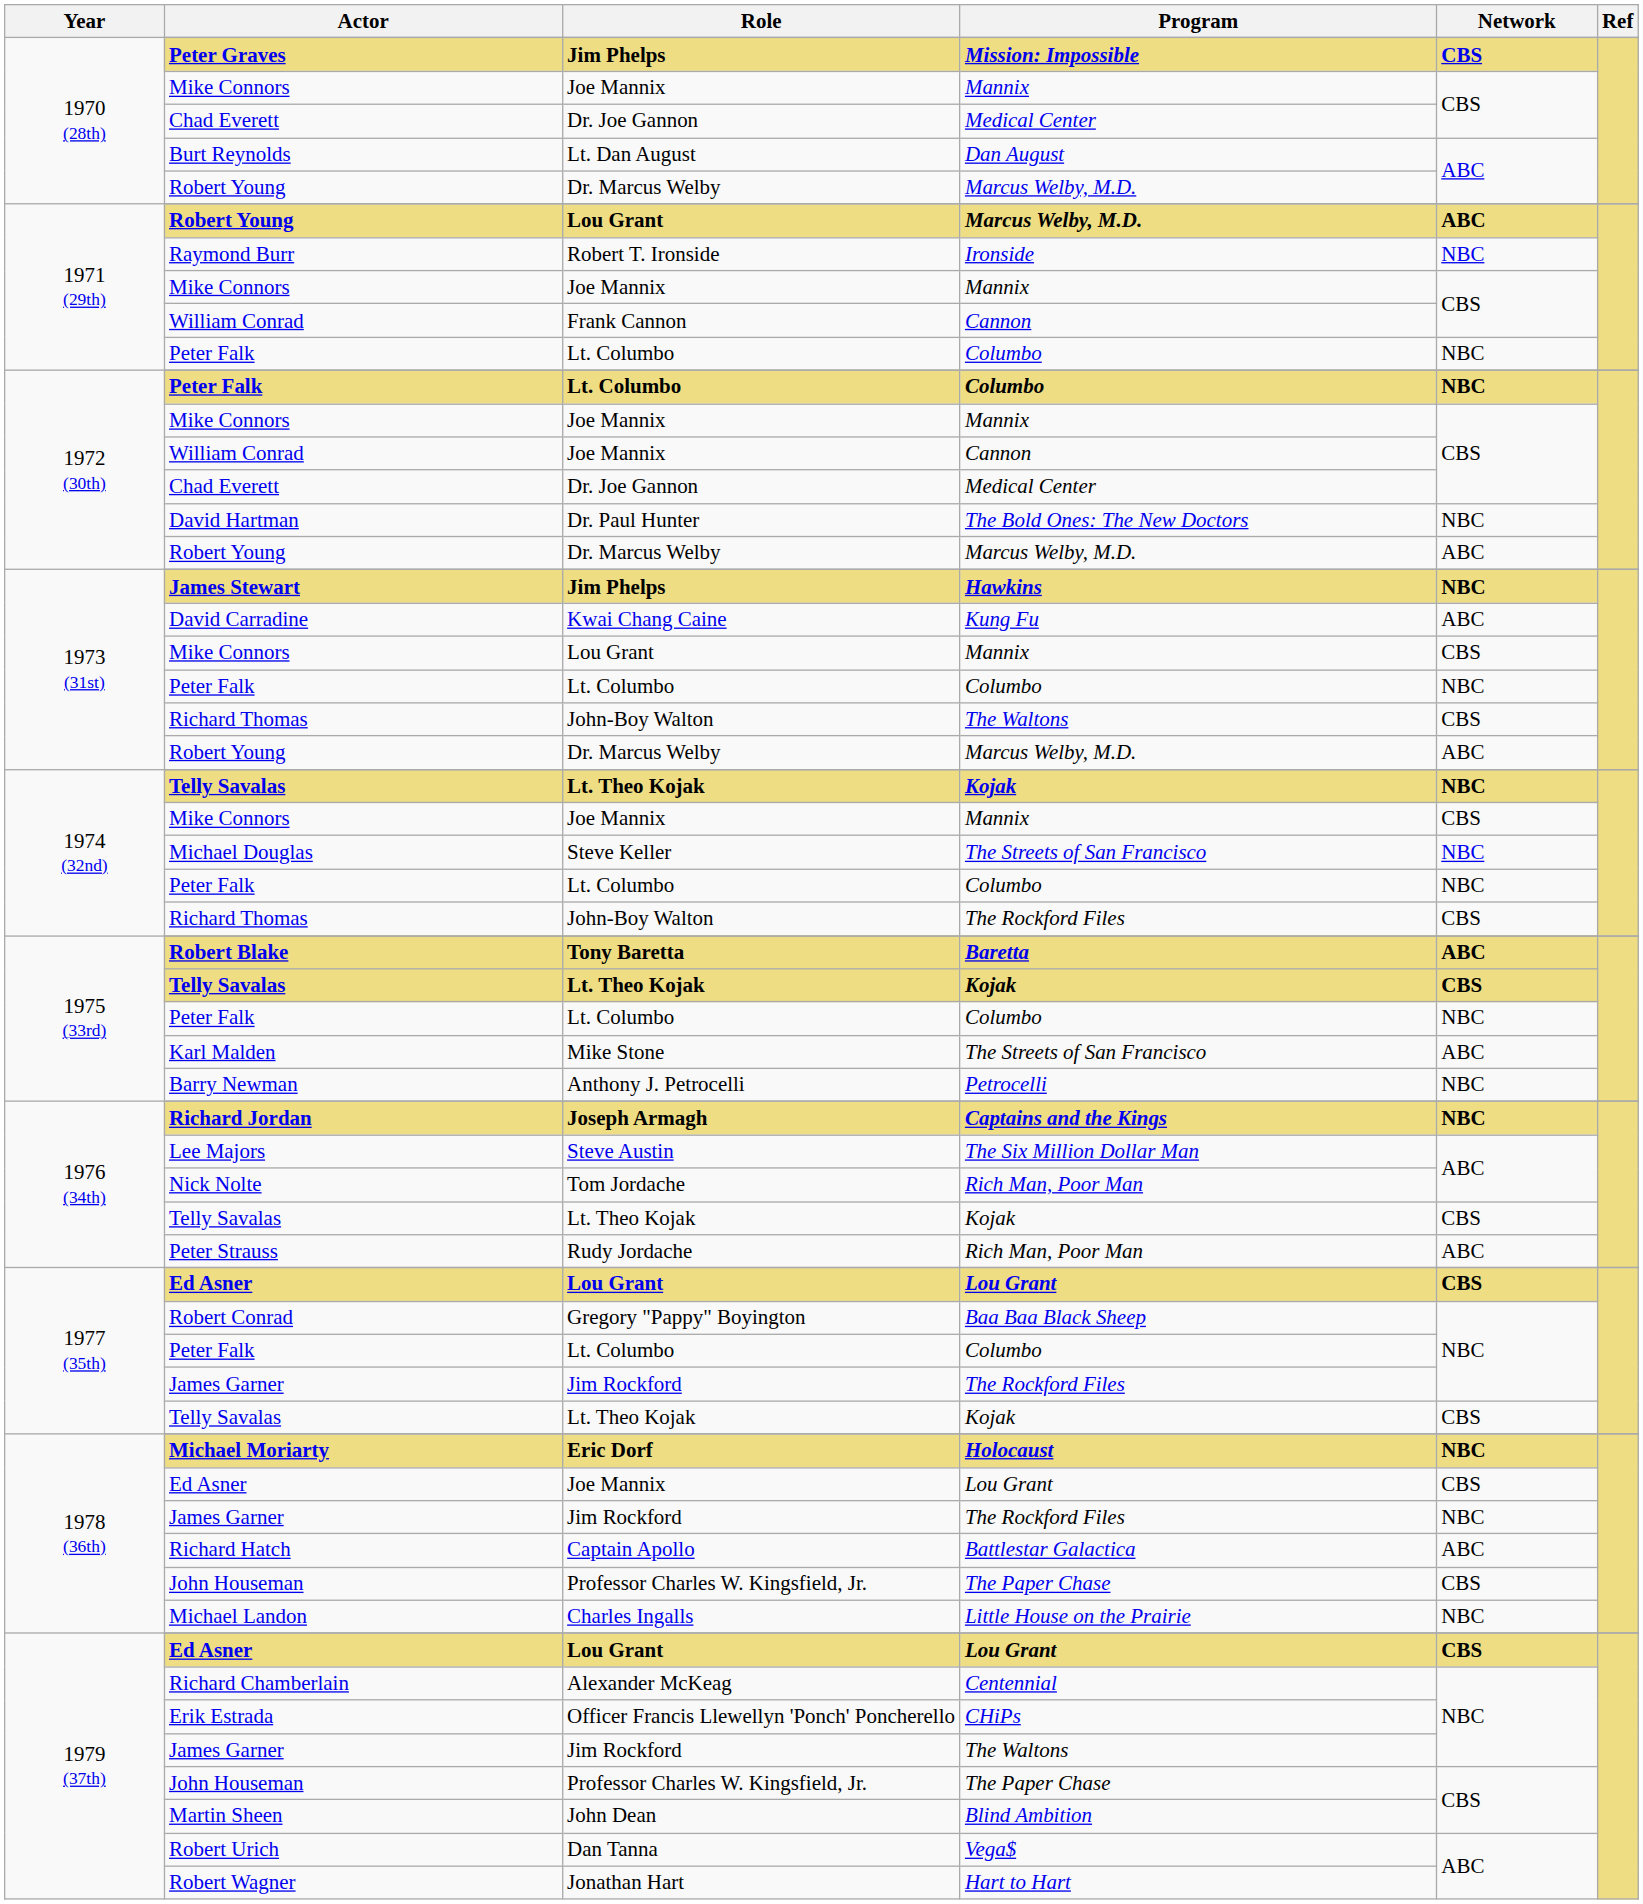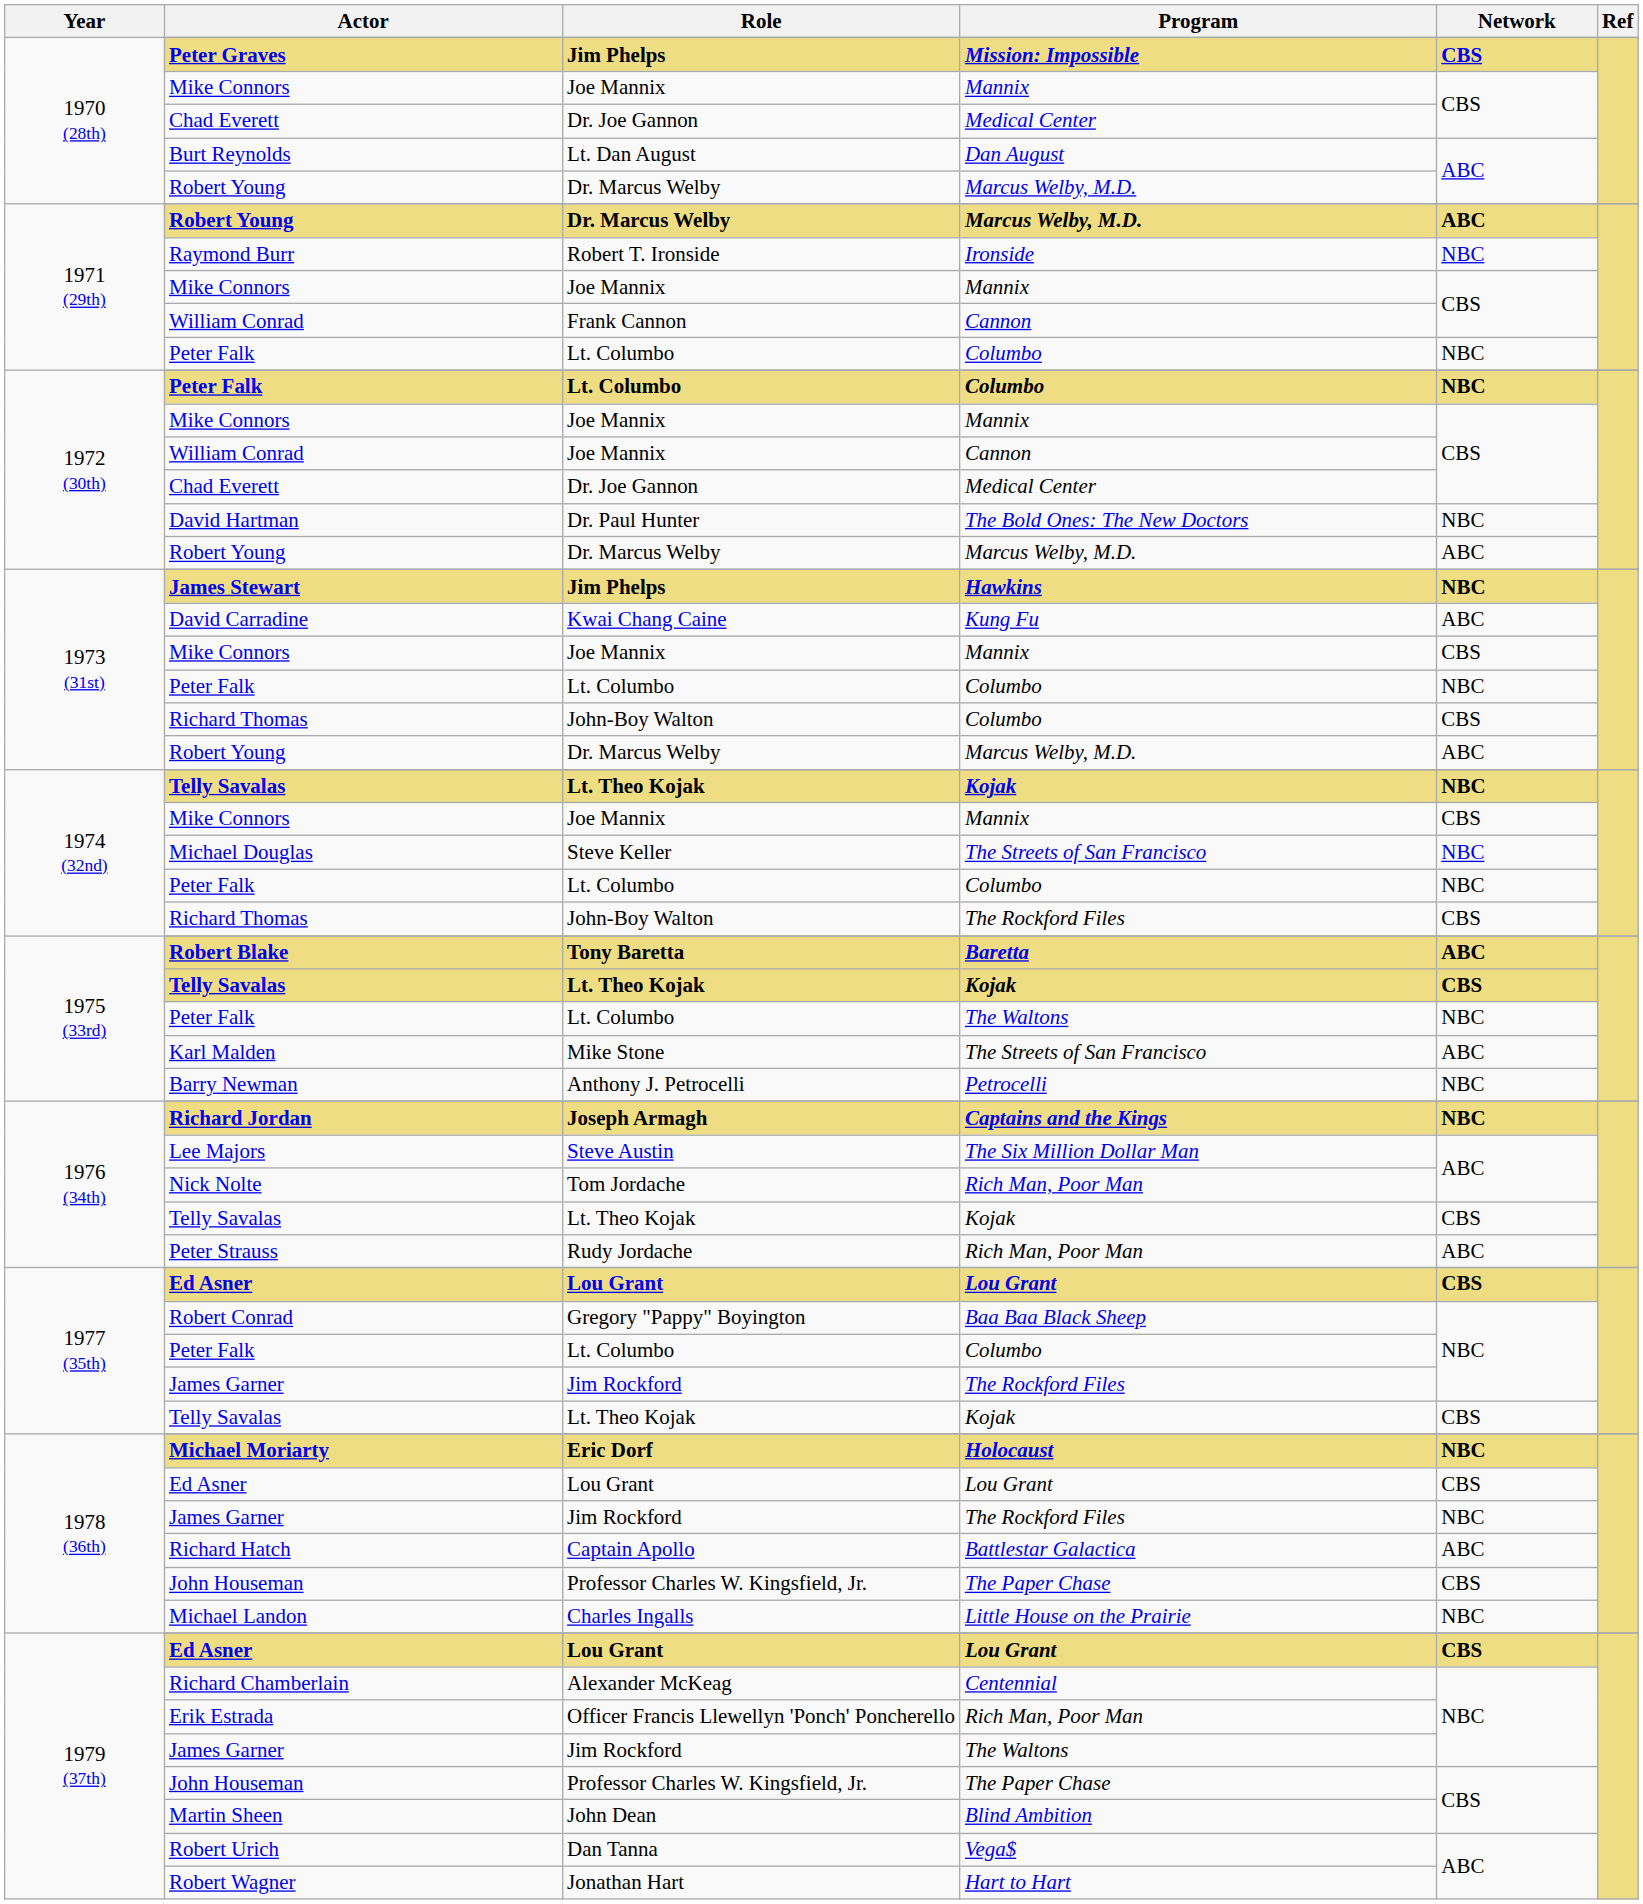(615, 220) Lou Grant -> (649, 220) Dr. Marcus Welby
(610, 652) Lou Grant -> (616, 652) Joe Mannix
(1017, 719) The Waltons -> (1003, 719) Columbo
(1003, 1018) Columbo -> (1017, 1018) The Waltons
(616, 1483) Joe Mannix -> (610, 1483) Lou Grant
(993, 1716) CHiPs -> (1054, 1716) Rich Man, Poor Man
